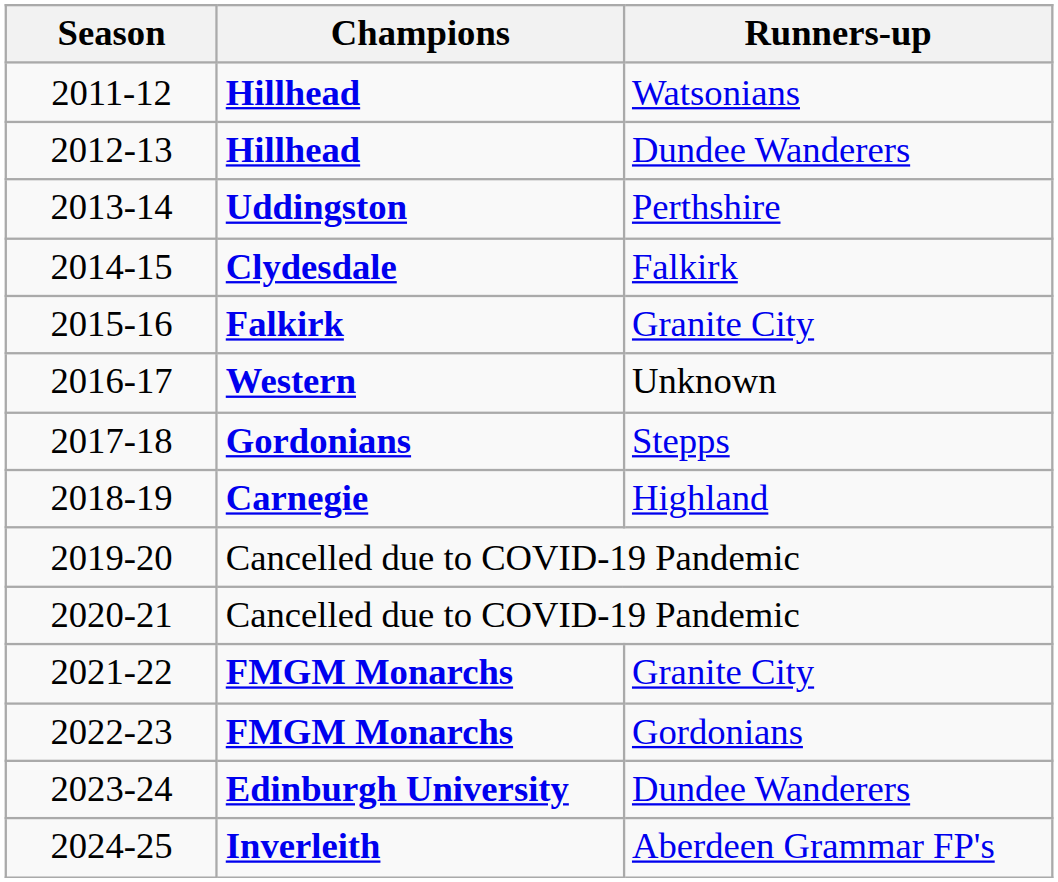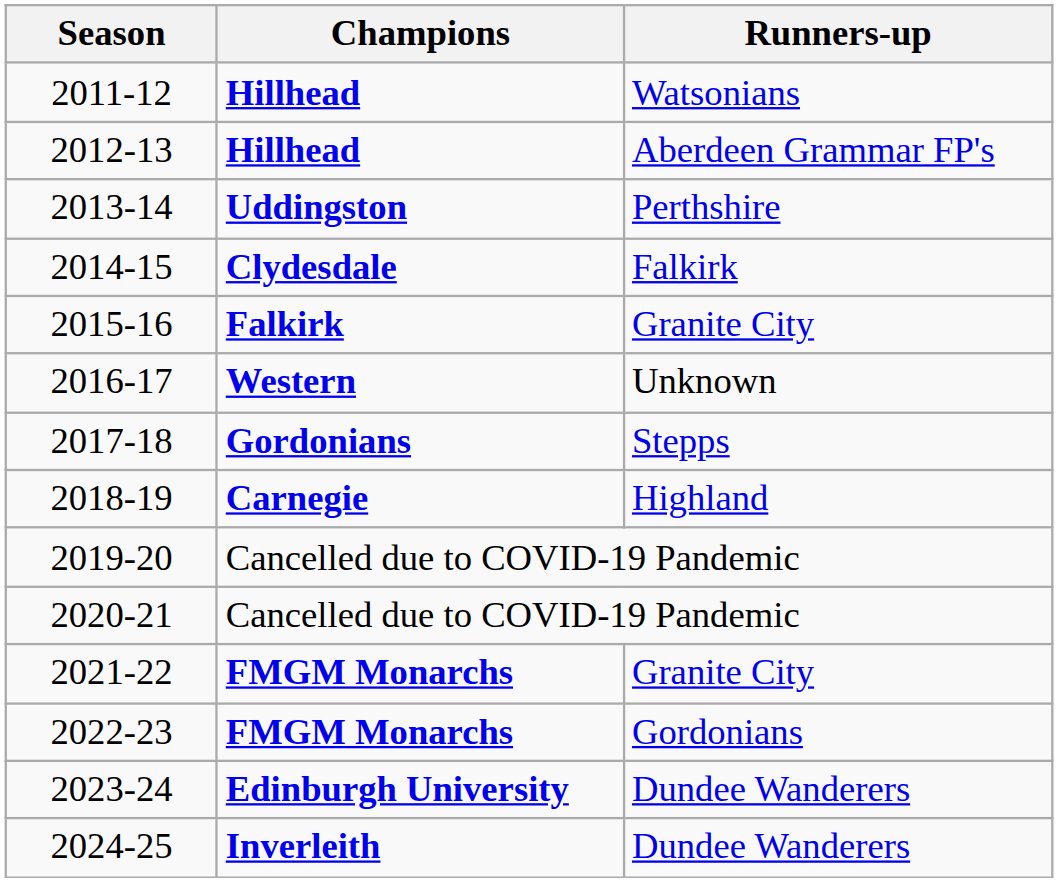(771, 149) Dundee Wanderers -> (813, 149) Aberdeen Grammar FP's
(813, 847) Aberdeen Grammar FP's -> (771, 847) Dundee Wanderers
